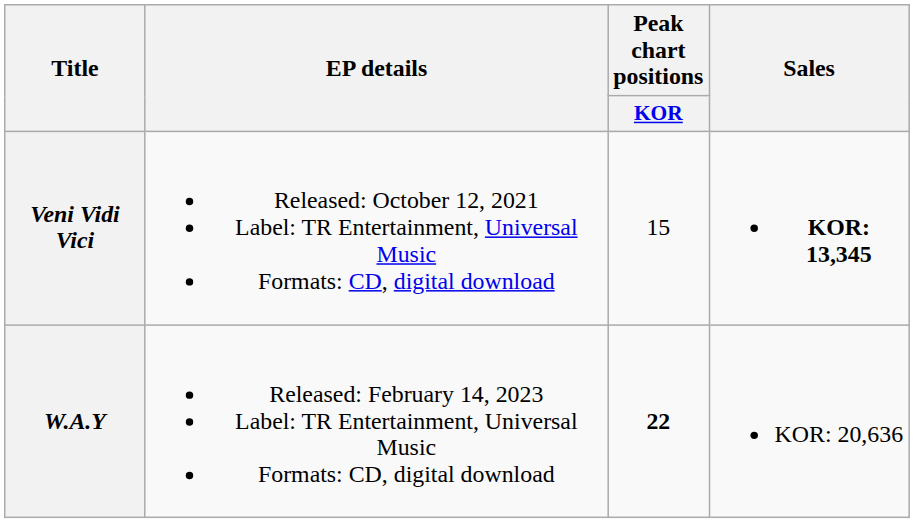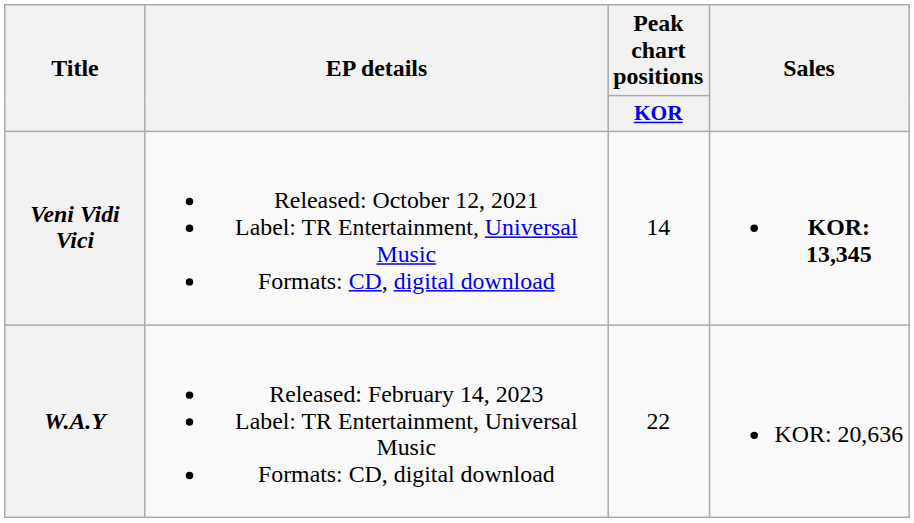(658, 227) 15 -> (658, 227) 14
(658, 420) bold -> (658, 420) normal
